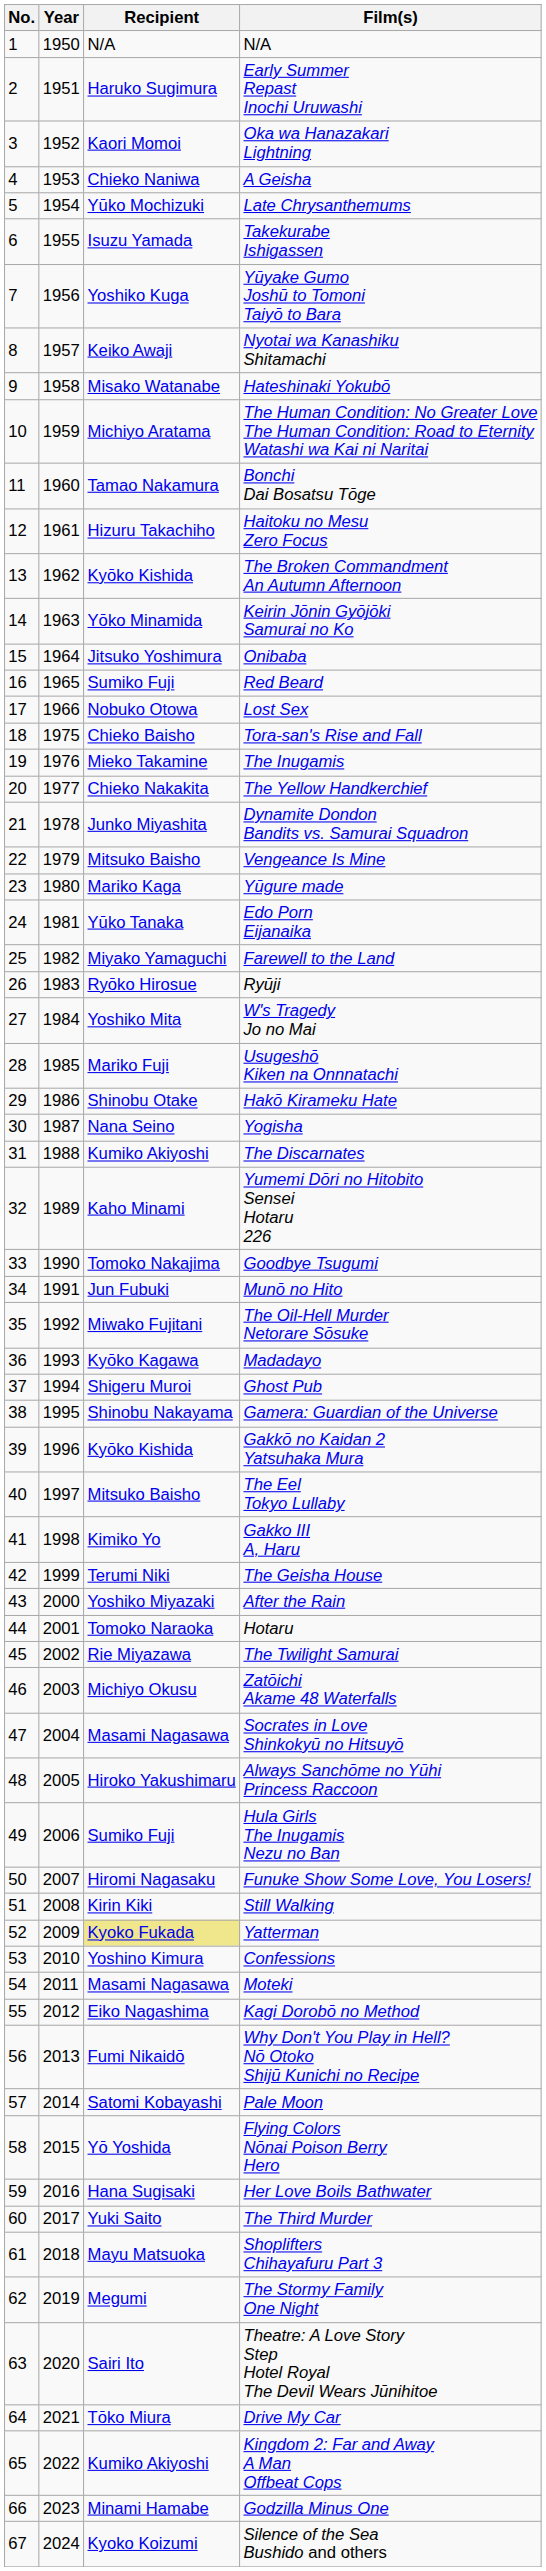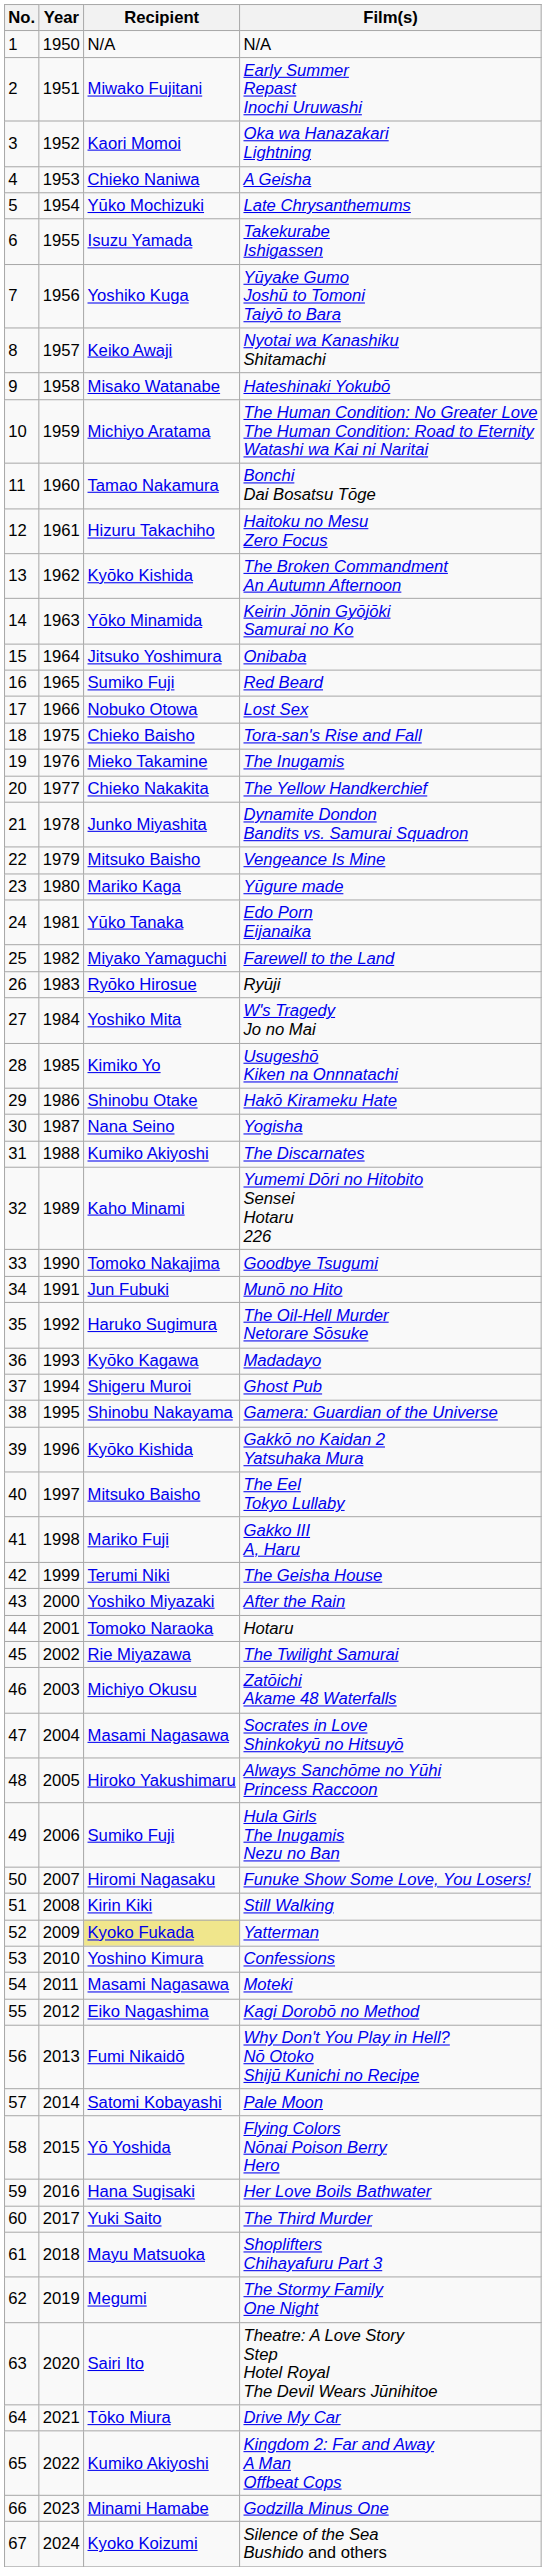(152, 89) Haruko Sugimura -> (145, 89) Miwako Fujitani
(128, 1065) Mariko Fuji -> (124, 1065) Kimiko Yo
(145, 1325) Miwako Fujitani -> (152, 1325) Haruko Sugimura
(124, 1539) Kimiko Yo -> (128, 1539) Mariko Fuji
